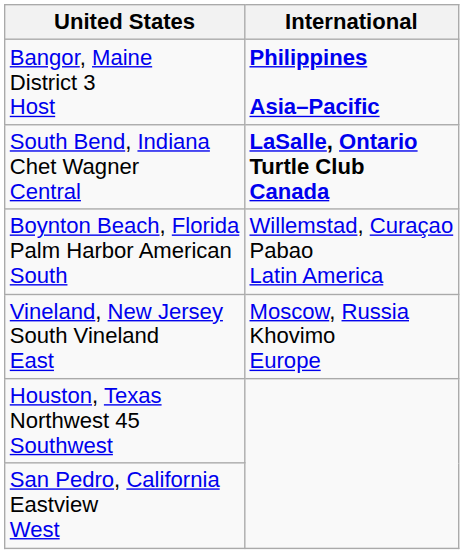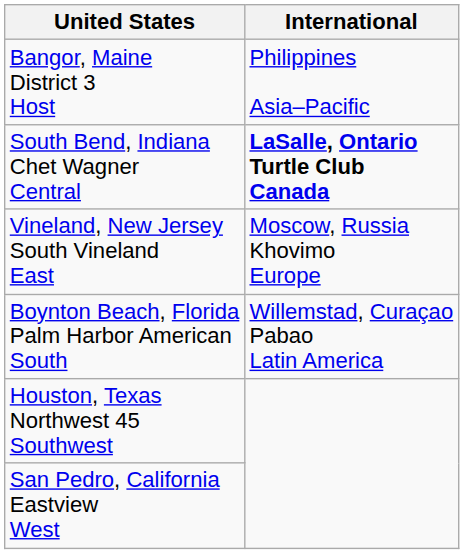(315, 81) bold -> (310, 81) normal
rows swapped: (116, 335) <-> (125, 251)
